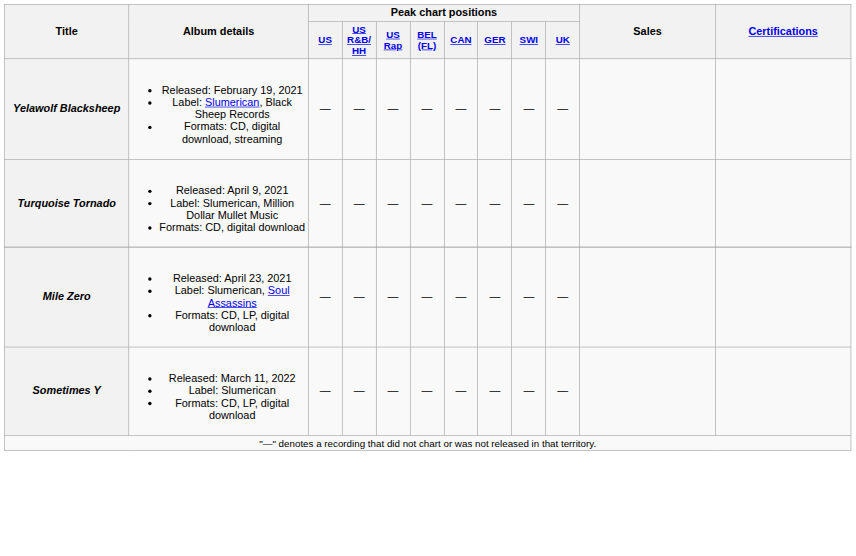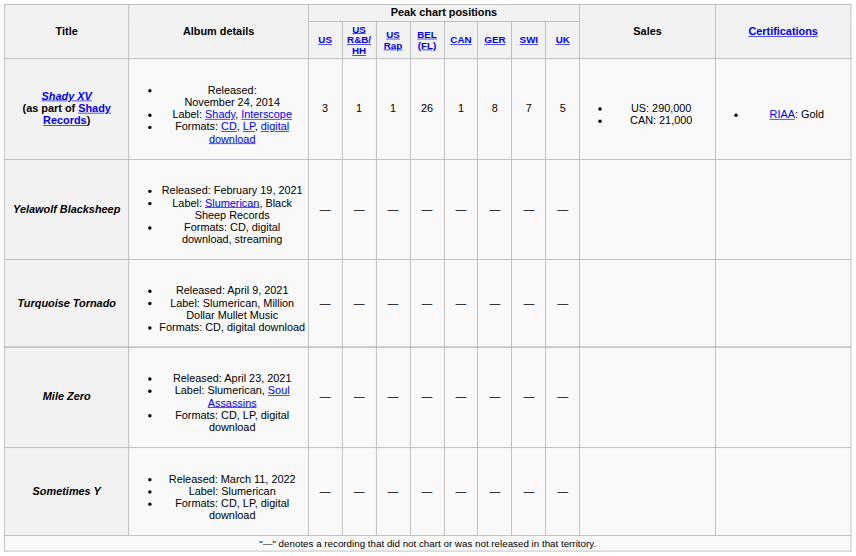+ row: (67, 109)
